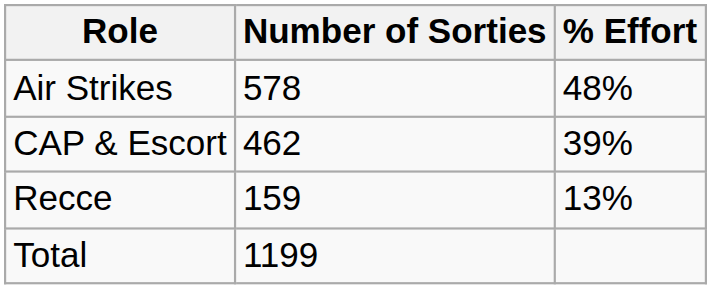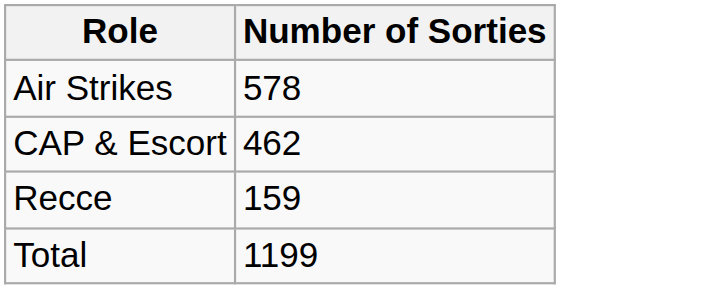- column: (630, 32)
